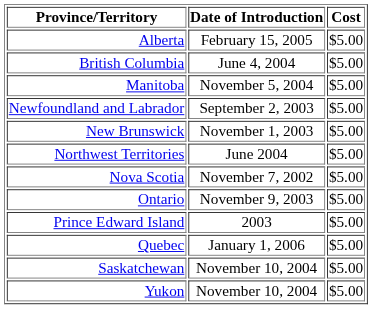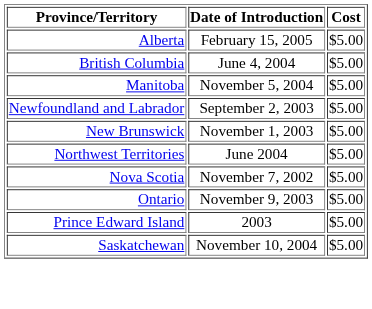- row: (161, 245)
- row: (164, 290)
